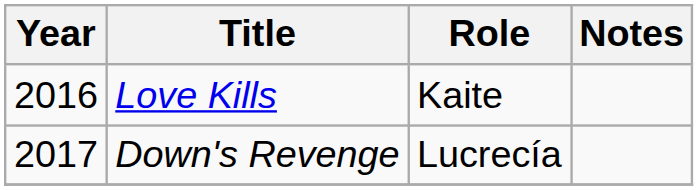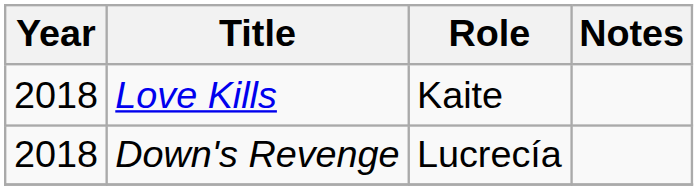(56, 94) 2016 -> (56, 94) 2018
(56, 154) 2017 -> (56, 154) 2018
